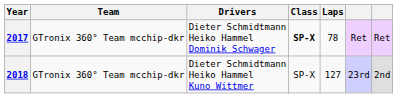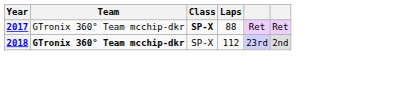- column: (237, 12)
(333, 38) 78 -> (231, 27) 88
(108, 74) normal -> (108, 42) bold
(333, 74) 127 -> (231, 42) 112
